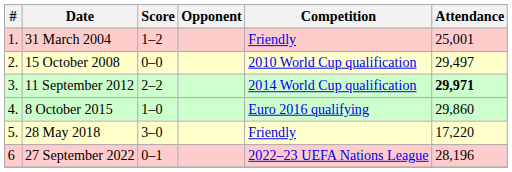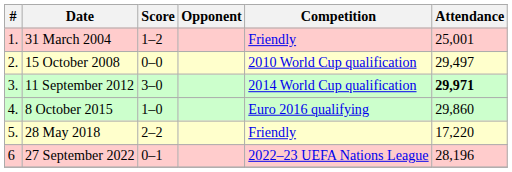(152, 86) 2–2 -> (152, 86) 3–0
(152, 132) 3–0 -> (152, 132) 2–2
